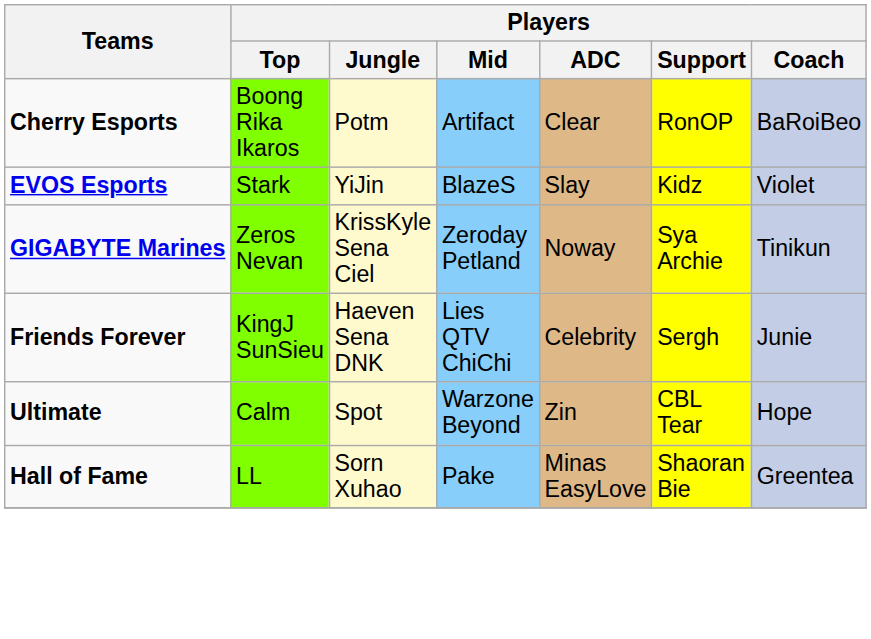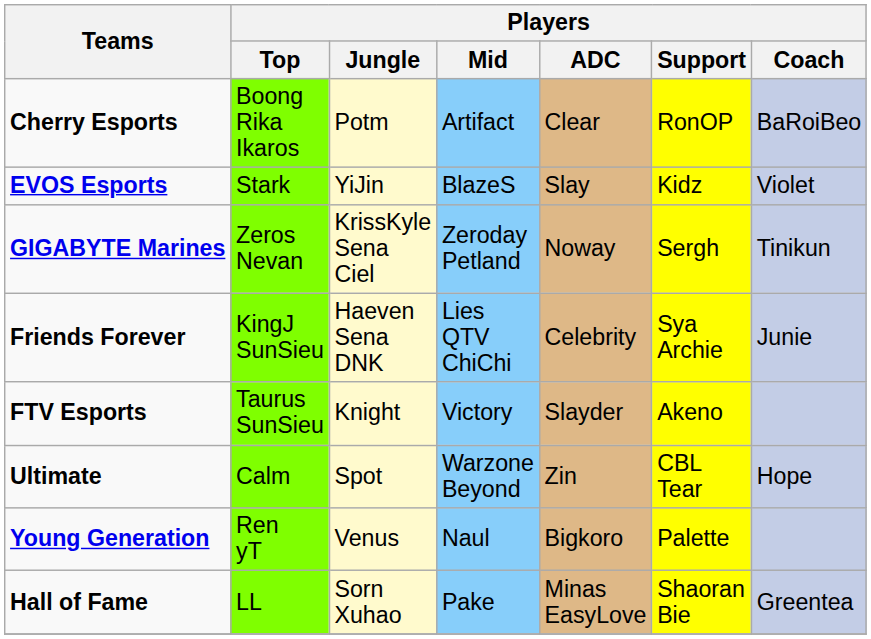(690, 248) Sya Archie -> (688, 248) Sergh
(688, 337) Sergh -> (690, 337) Sya Archie
+ row: (78, 413)
+ row: (110, 539)
